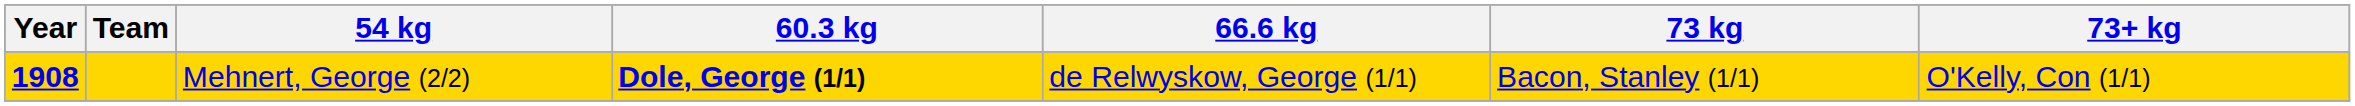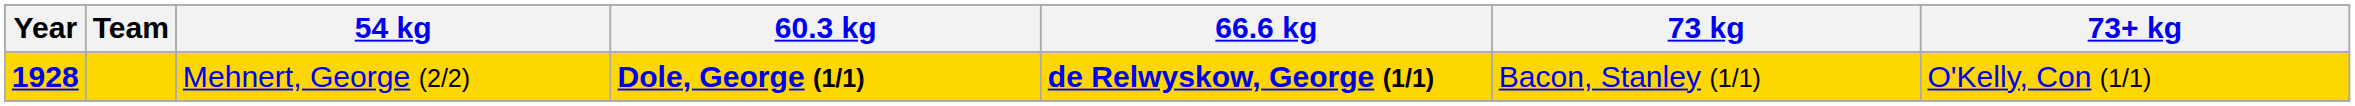(45, 76) 1908 -> (45, 76) 1928
(1233, 76) normal -> (1241, 76) bold
